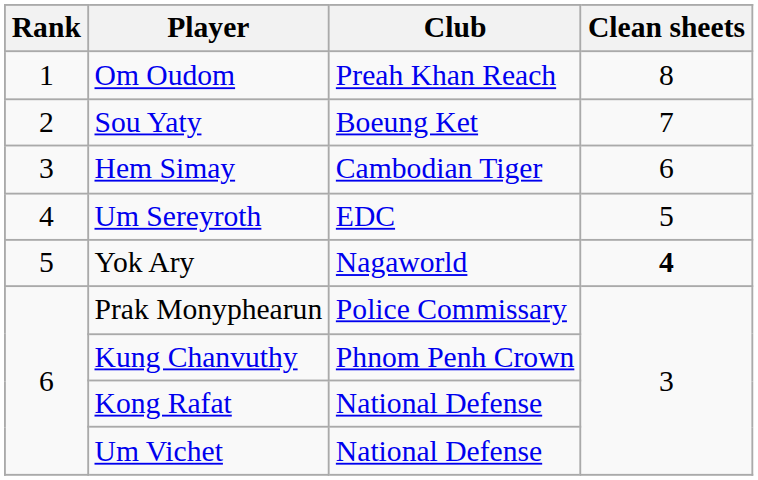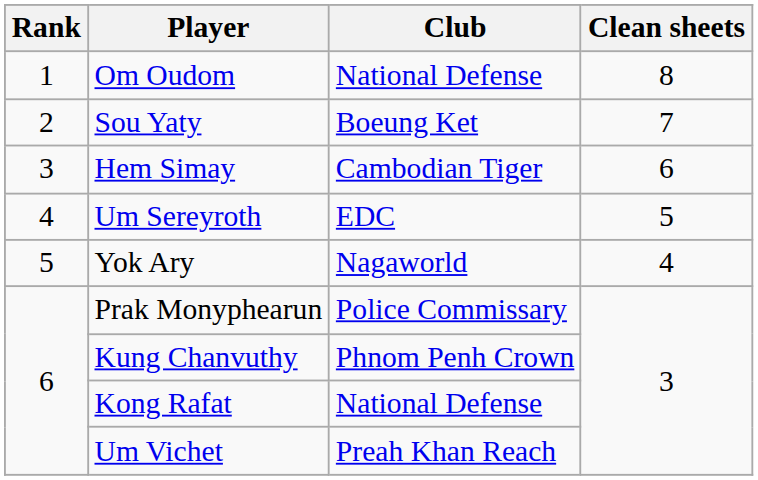(446, 74) Preah Khan Reach -> (439, 74) National Defense
(667, 262) bold -> (667, 262) normal
(439, 450) National Defense -> (446, 450) Preah Khan Reach
